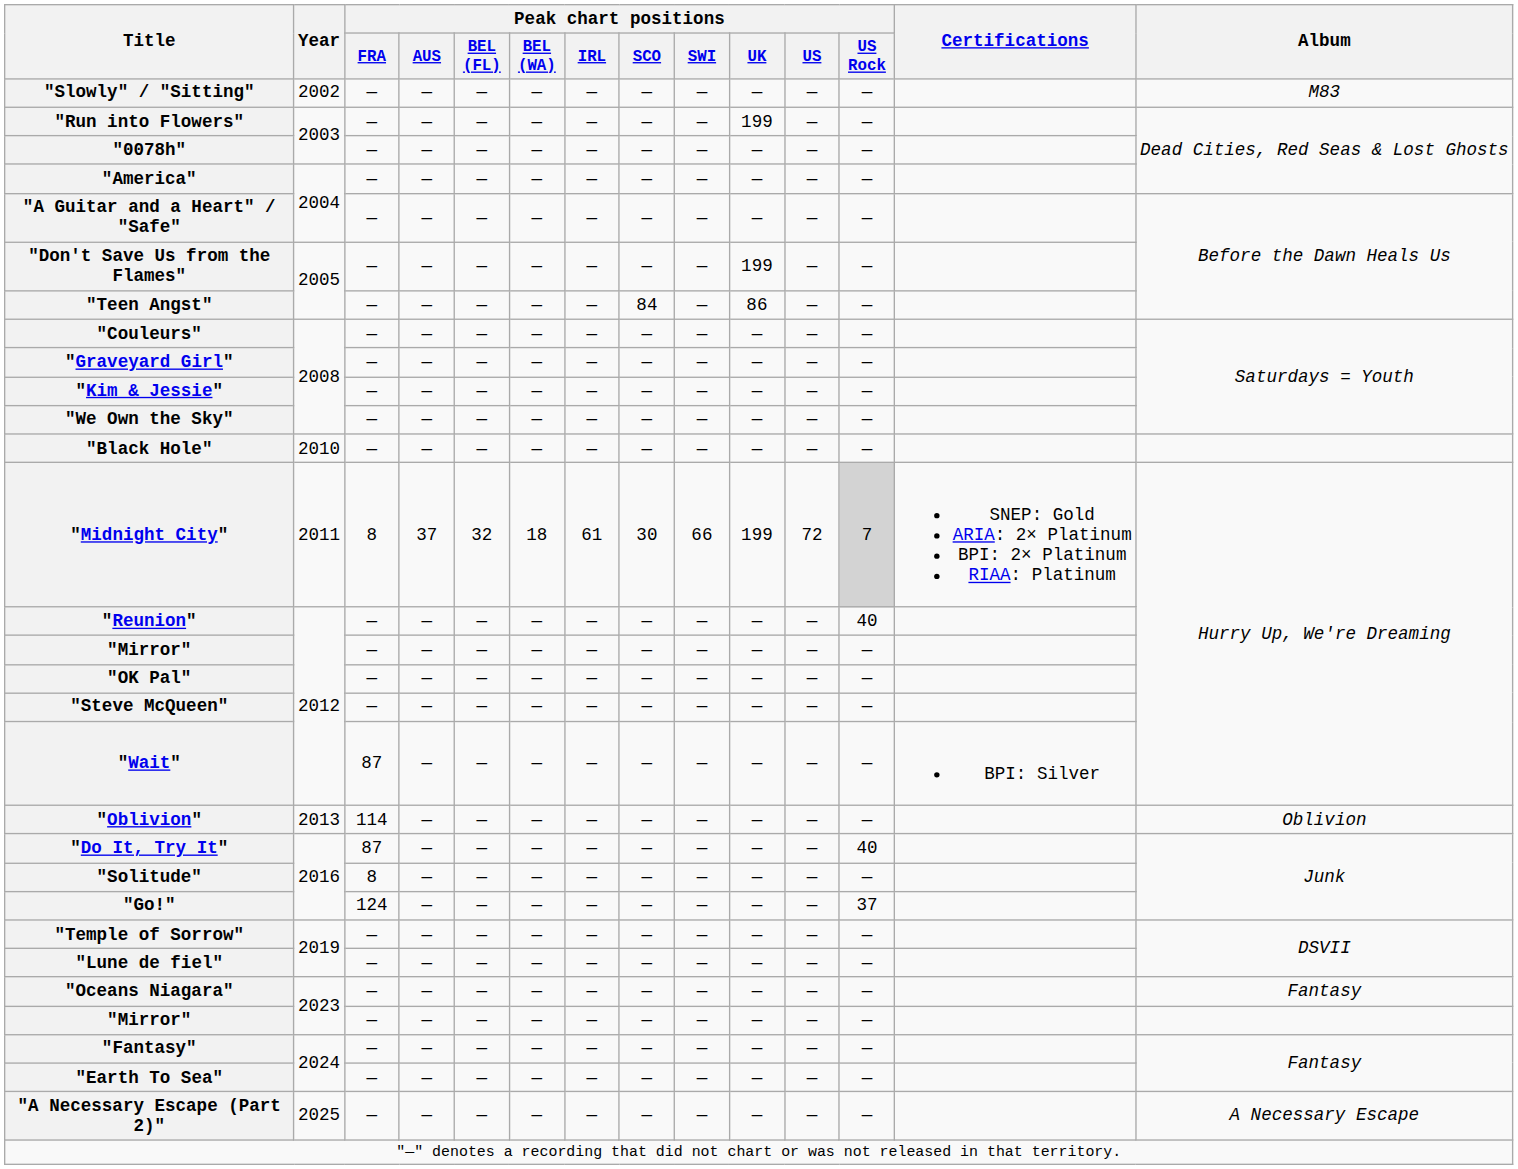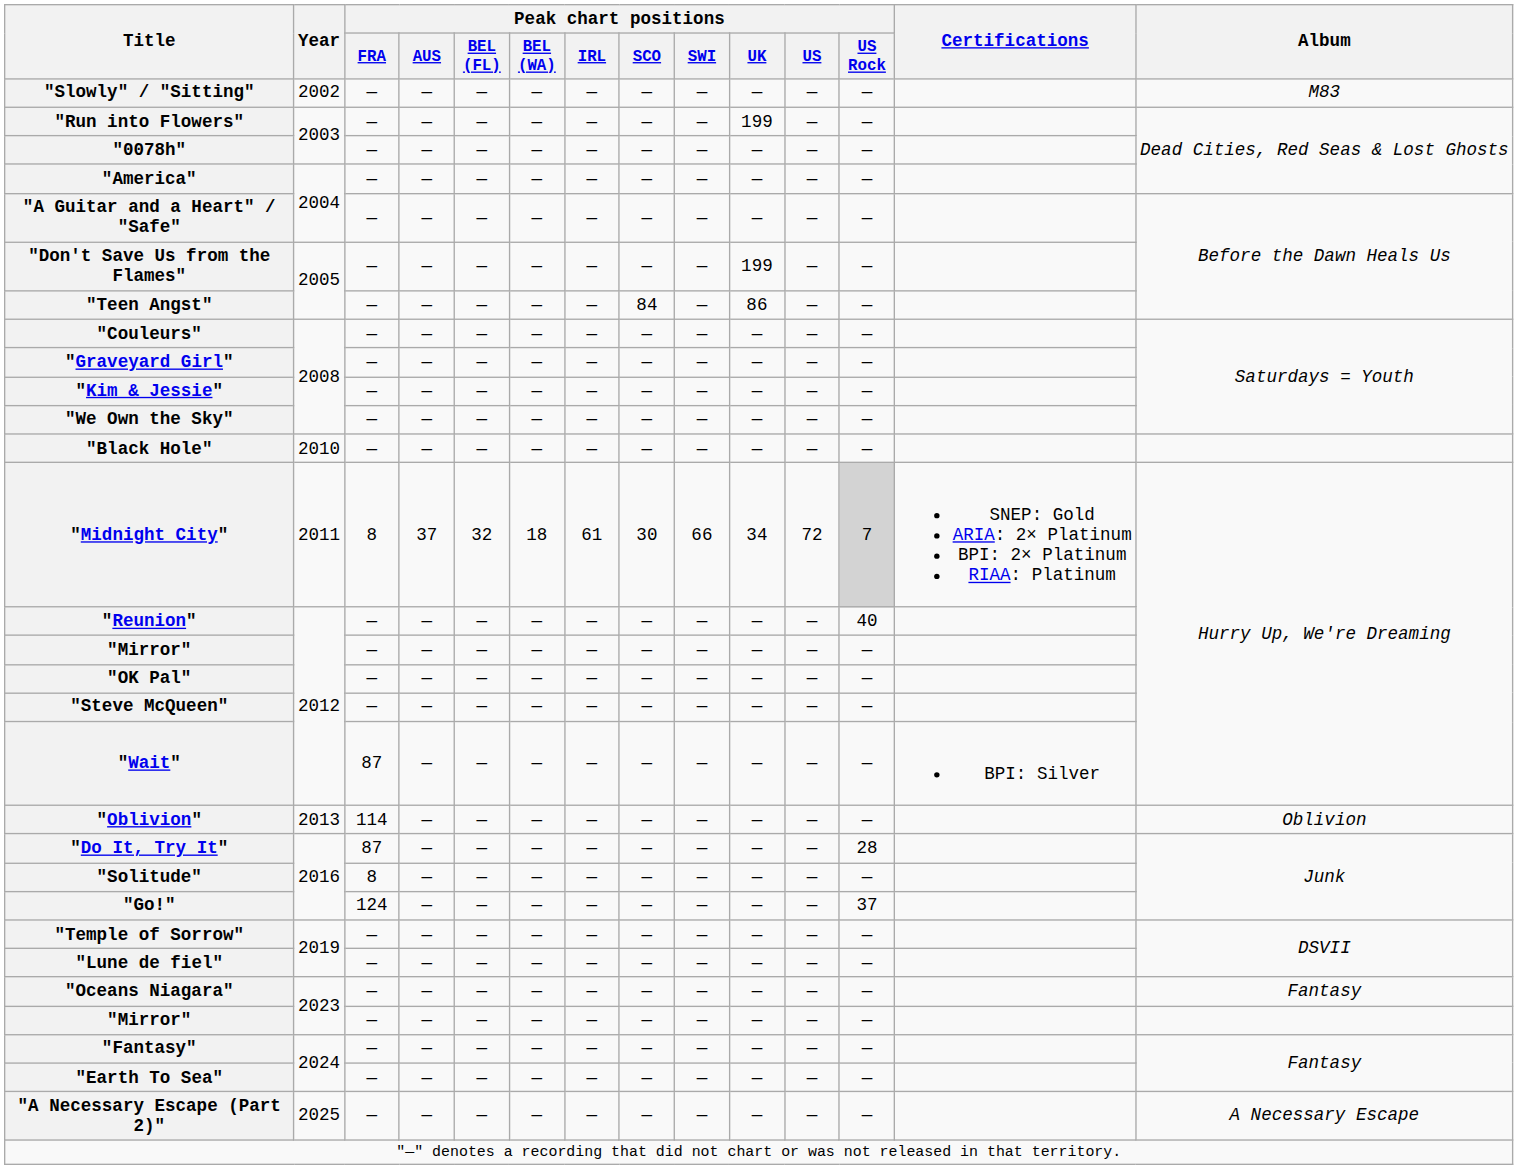(757, 535) 199 -> (757, 535) 34
(867, 848) 40 -> (867, 848) 28
